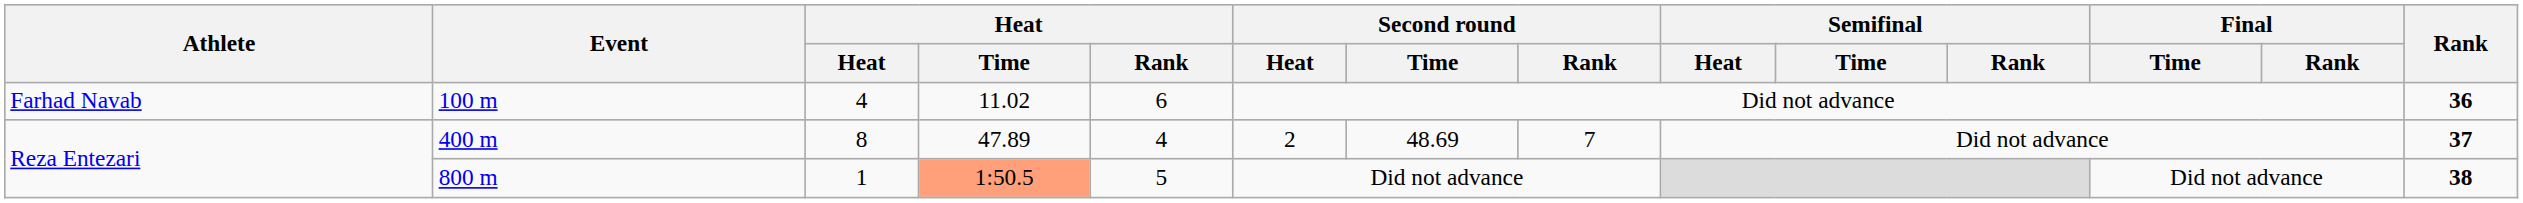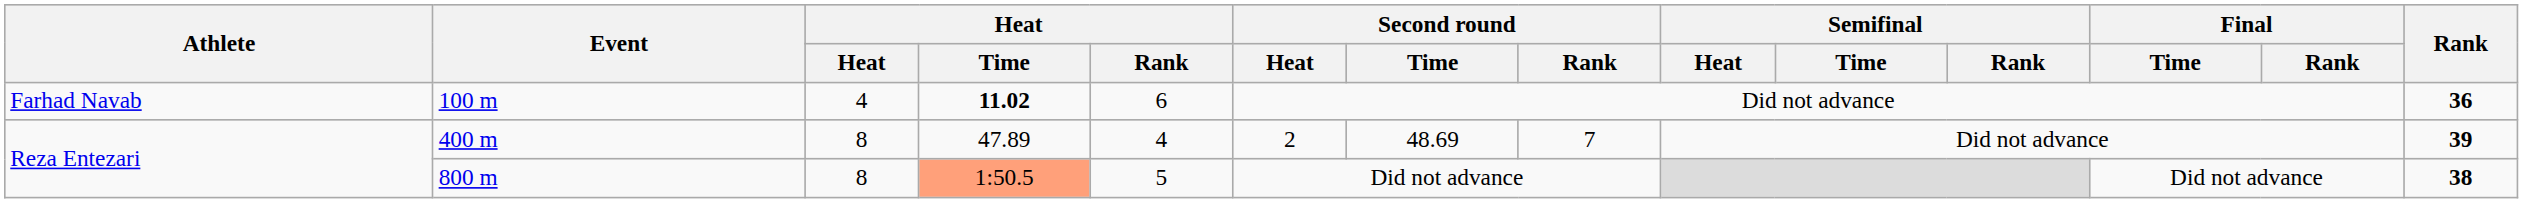(1004, 101) normal -> (1004, 101) bold
(2461, 139) 37 -> (2461, 139) 39
(861, 178) 1 -> (861, 178) 8
